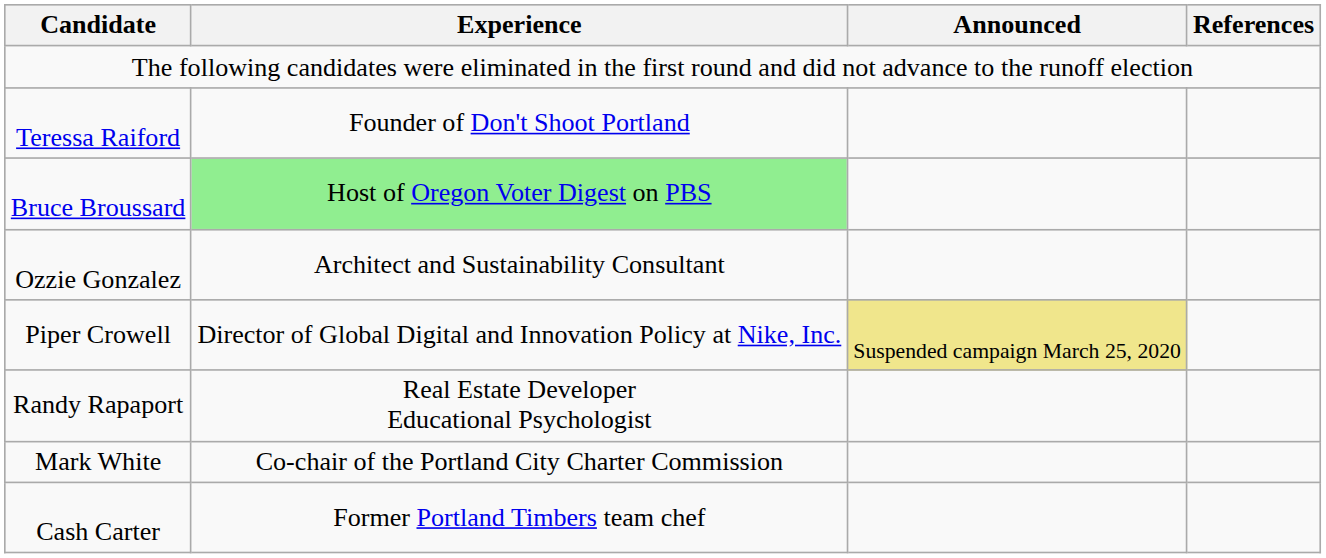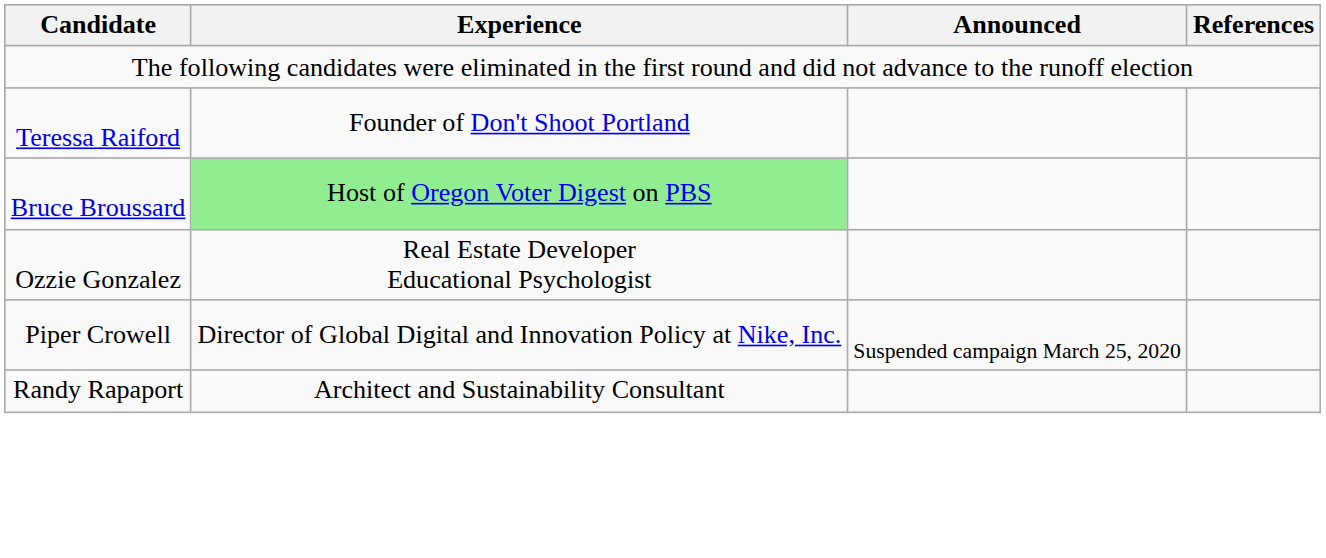(519, 263) Architect and Sustainability Consultant -> (519, 263) Real Estate Developer Educational Psychologist
(1017, 350) khaki background -> (1017, 350) no background
(519, 405) Real Estate Developer Educational Psychologist -> (519, 390) Architect and Sustainability Consultant
- row: (98, 461)
- row: (98, 532)
